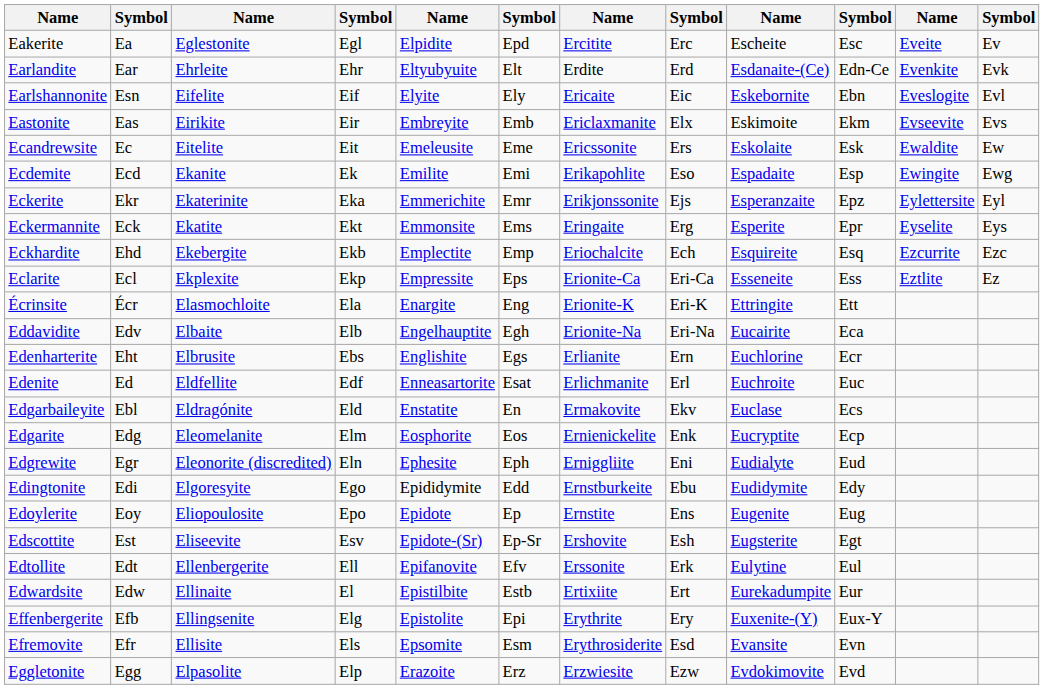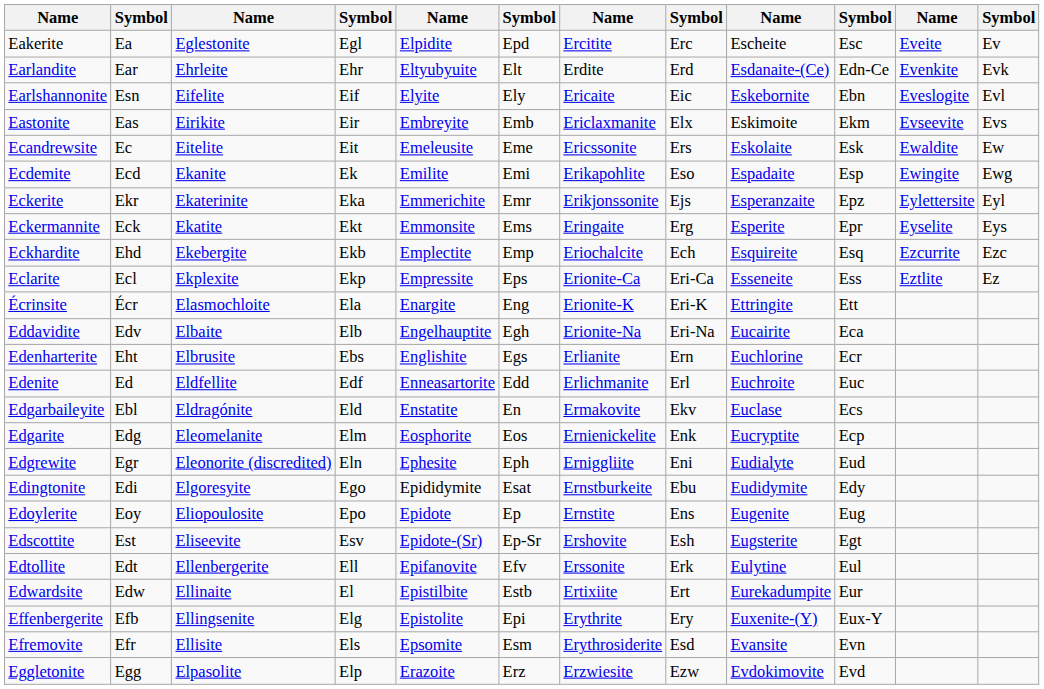(517, 383) Esat -> (516, 383) Edd
(516, 488) Edd -> (517, 488) Esat
